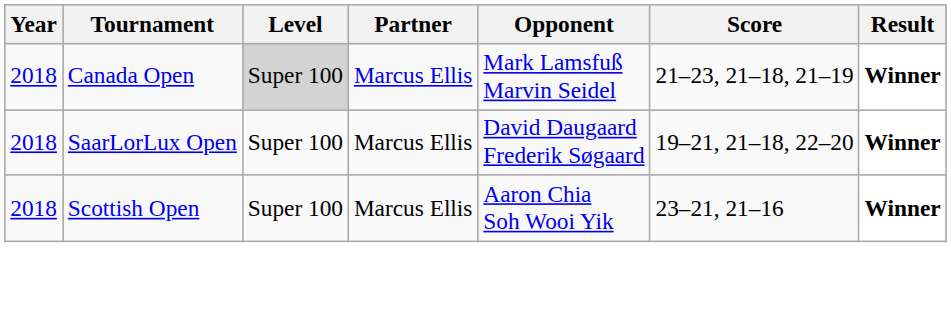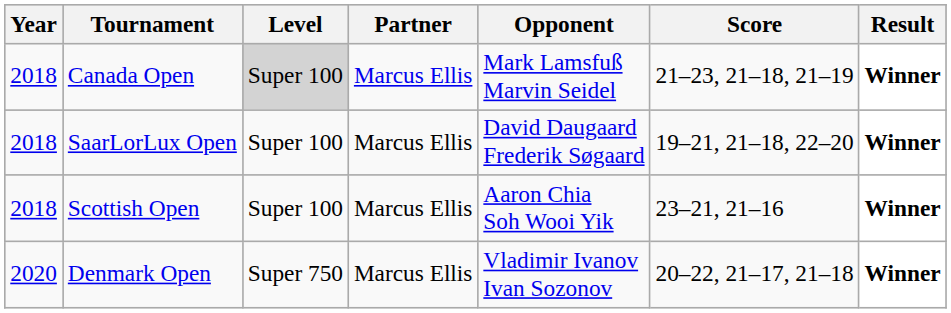+ row: (139, 274)
